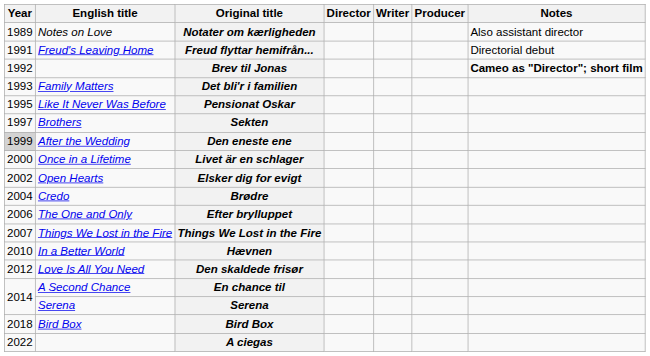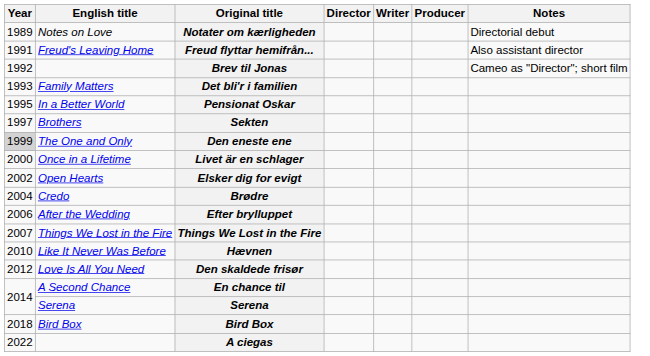(527, 31) Also assistant director -> (512, 31) Directorial debut
(512, 50) Directorial debut -> (527, 50) Also assistant director
(557, 68) bold -> (549, 68) normal
(102, 104) Like It Never Was Before -> (81, 104) In a Better World
(84, 141) After the Wedding -> (85, 141) The One and Only
(85, 214) The One and Only -> (84, 214) After the Wedding
(81, 251) In a Better World -> (102, 251) Like It Never Was Before
